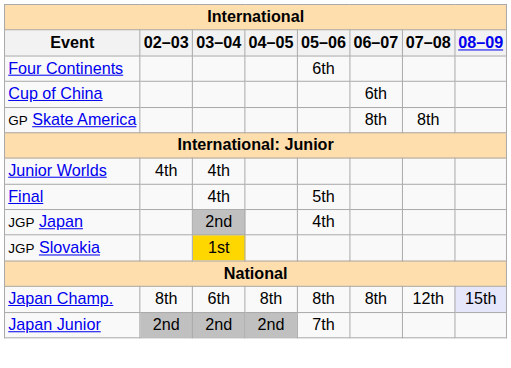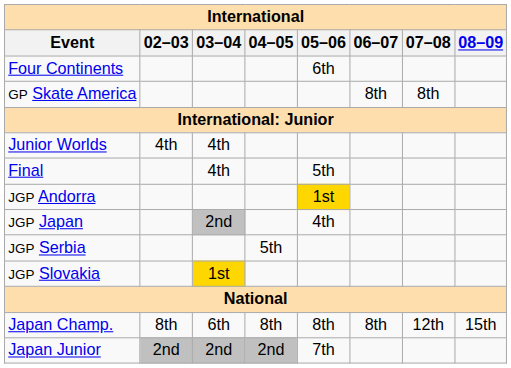- row: (55, 94)
+ row: (52, 196)
+ row: (47, 247)
(481, 299) lavender background -> (481, 324) no background
